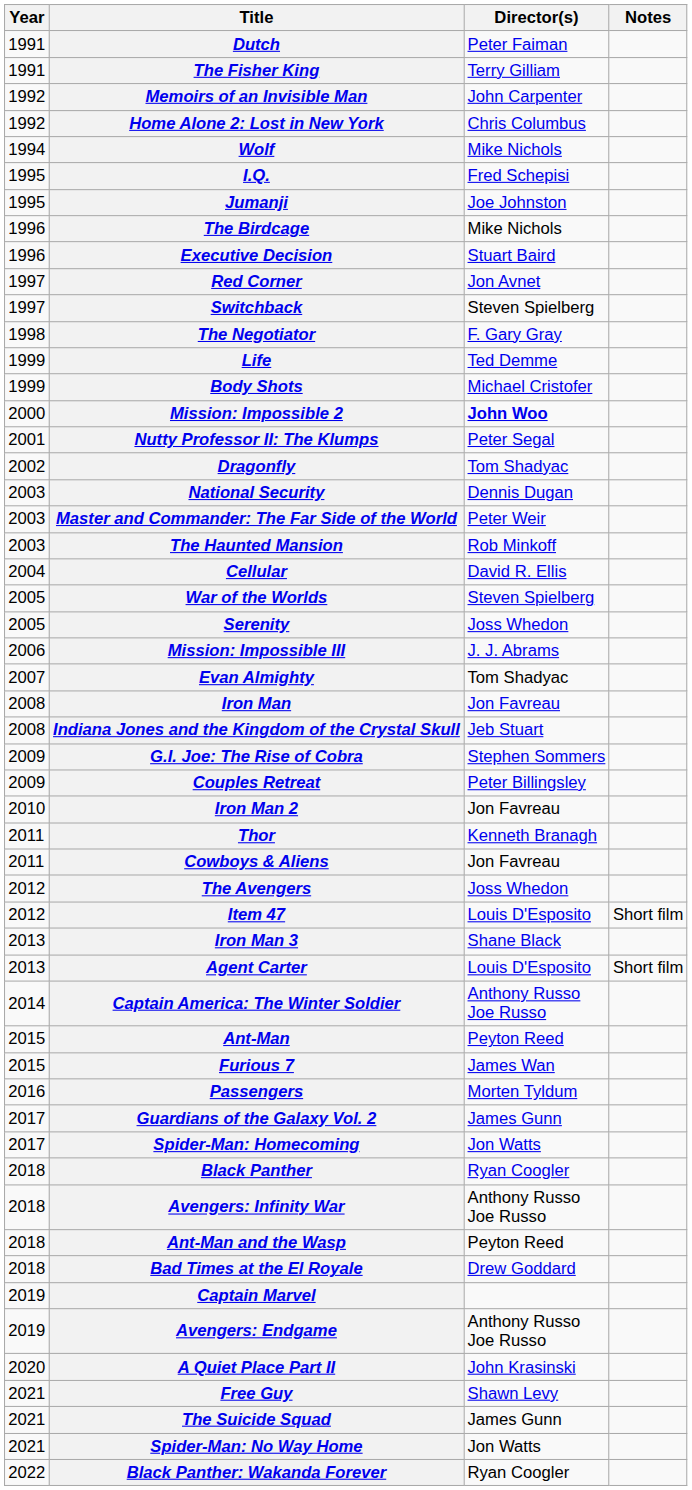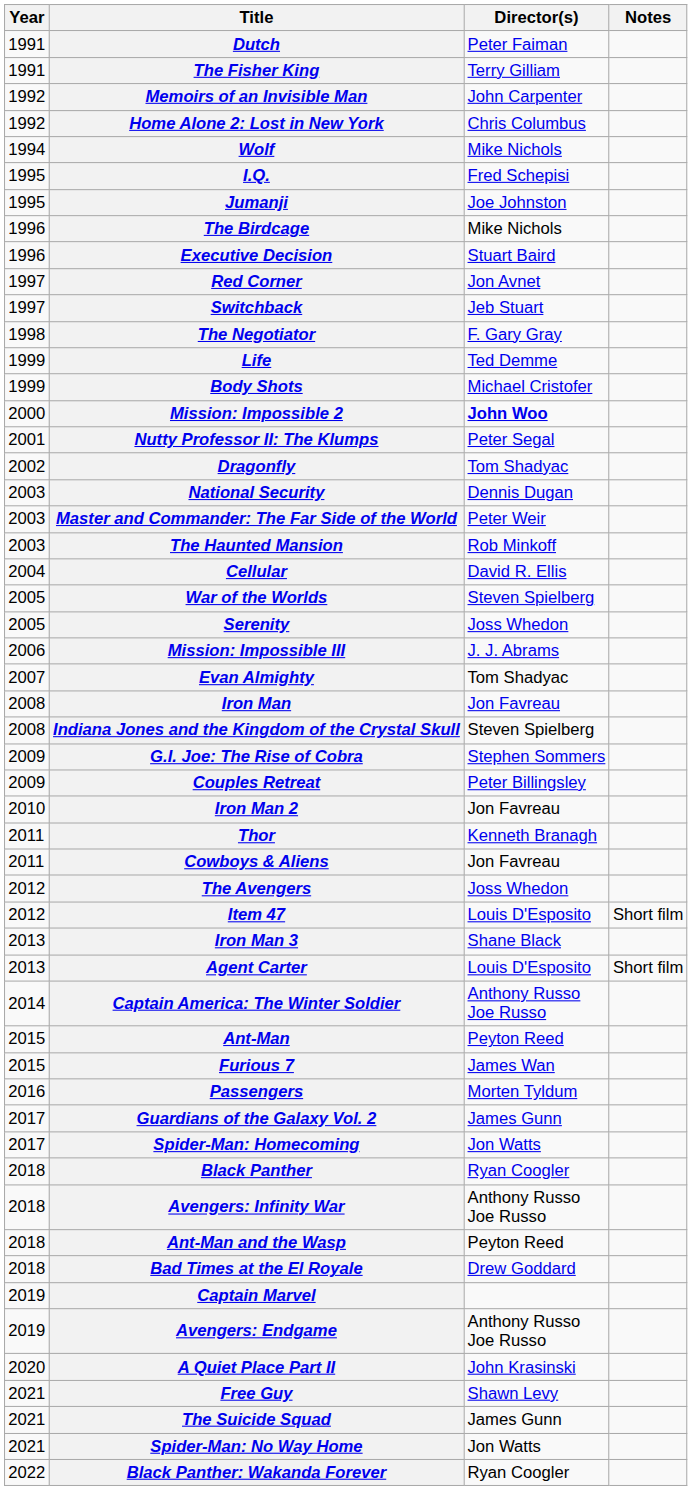(531, 307) Steven Spielberg -> (505, 307) Jeb Stuart
(505, 730) Jeb Stuart -> (531, 730) Steven Spielberg
